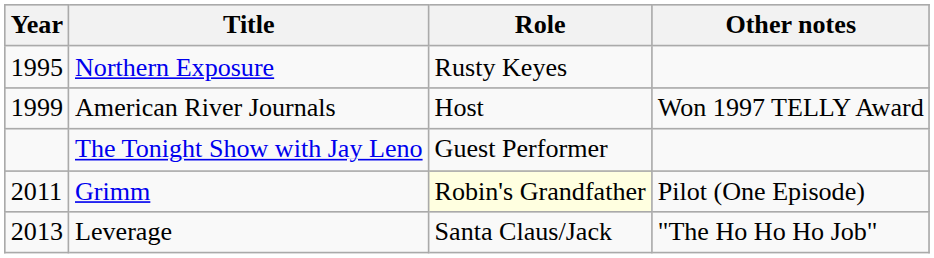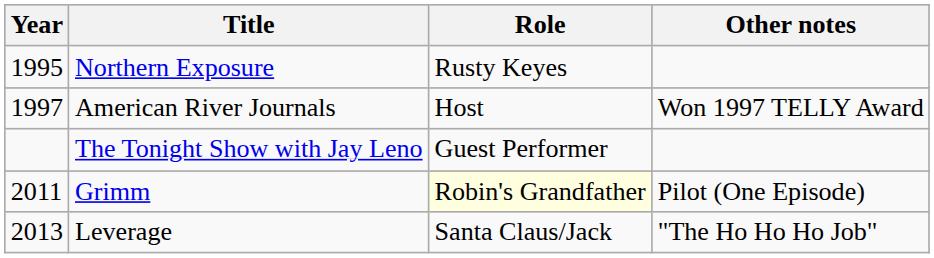(37, 107) 1999 -> (37, 107) 1997
